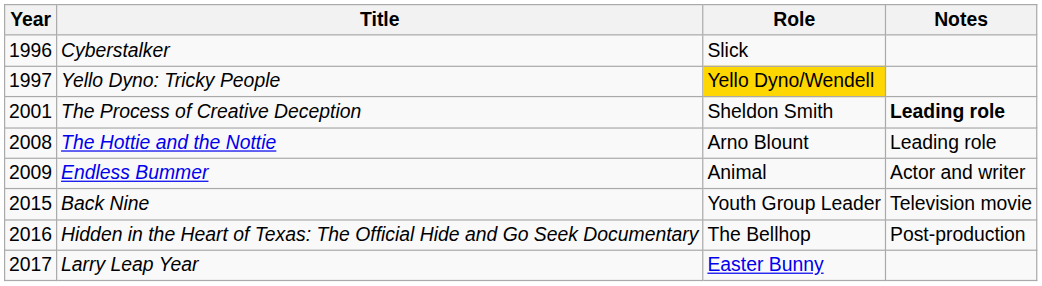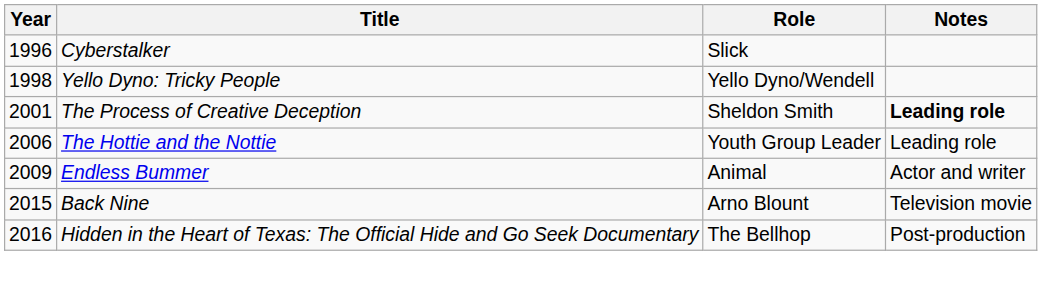(31, 81) 1997 -> (31, 81) 1998
(791, 81) gold background -> (791, 81) no background
(31, 142) 2008 -> (31, 142) 2006
(758, 142) Arno Blount -> (794, 142) Youth Group Leader
(794, 204) Youth Group Leader -> (758, 204) Arno Blount
- row: (130, 265)
